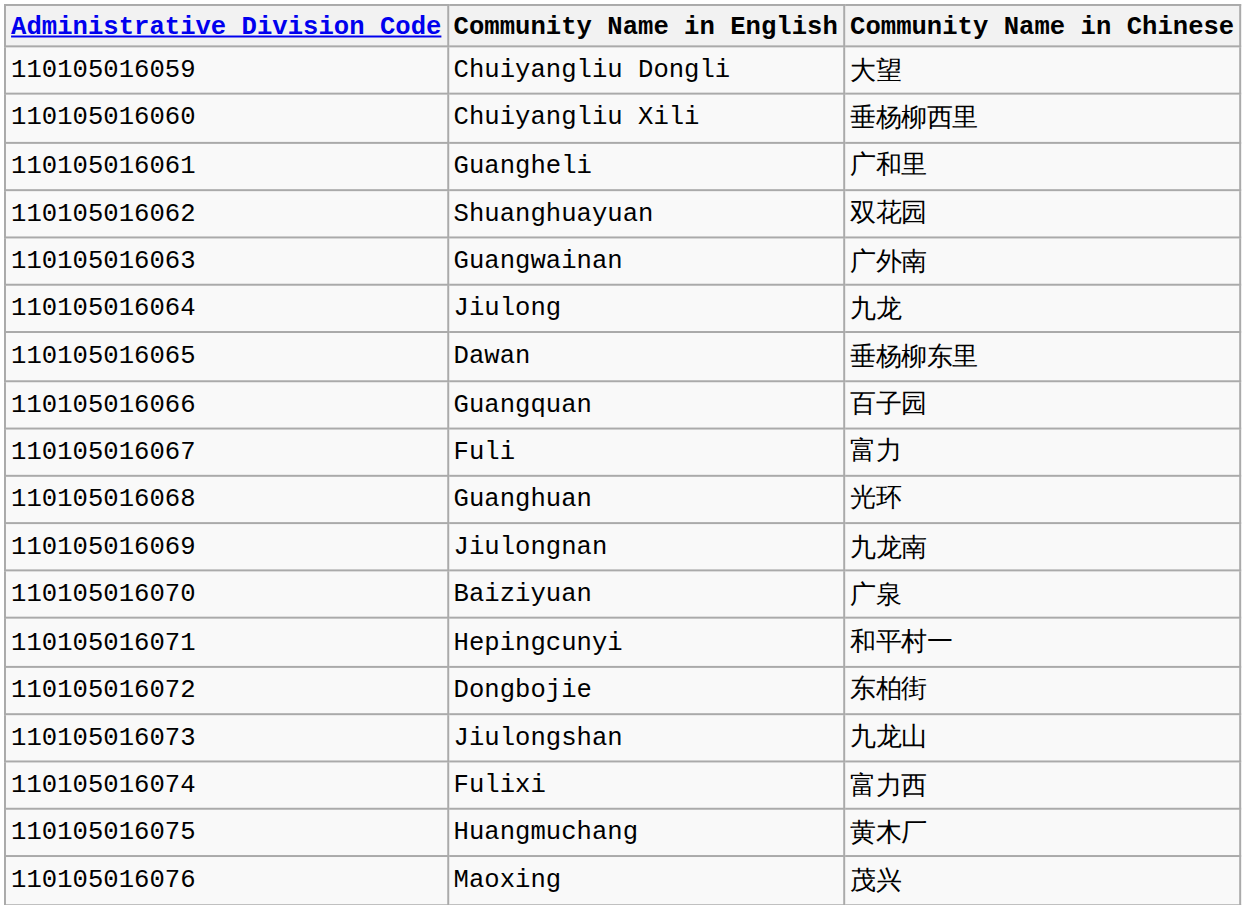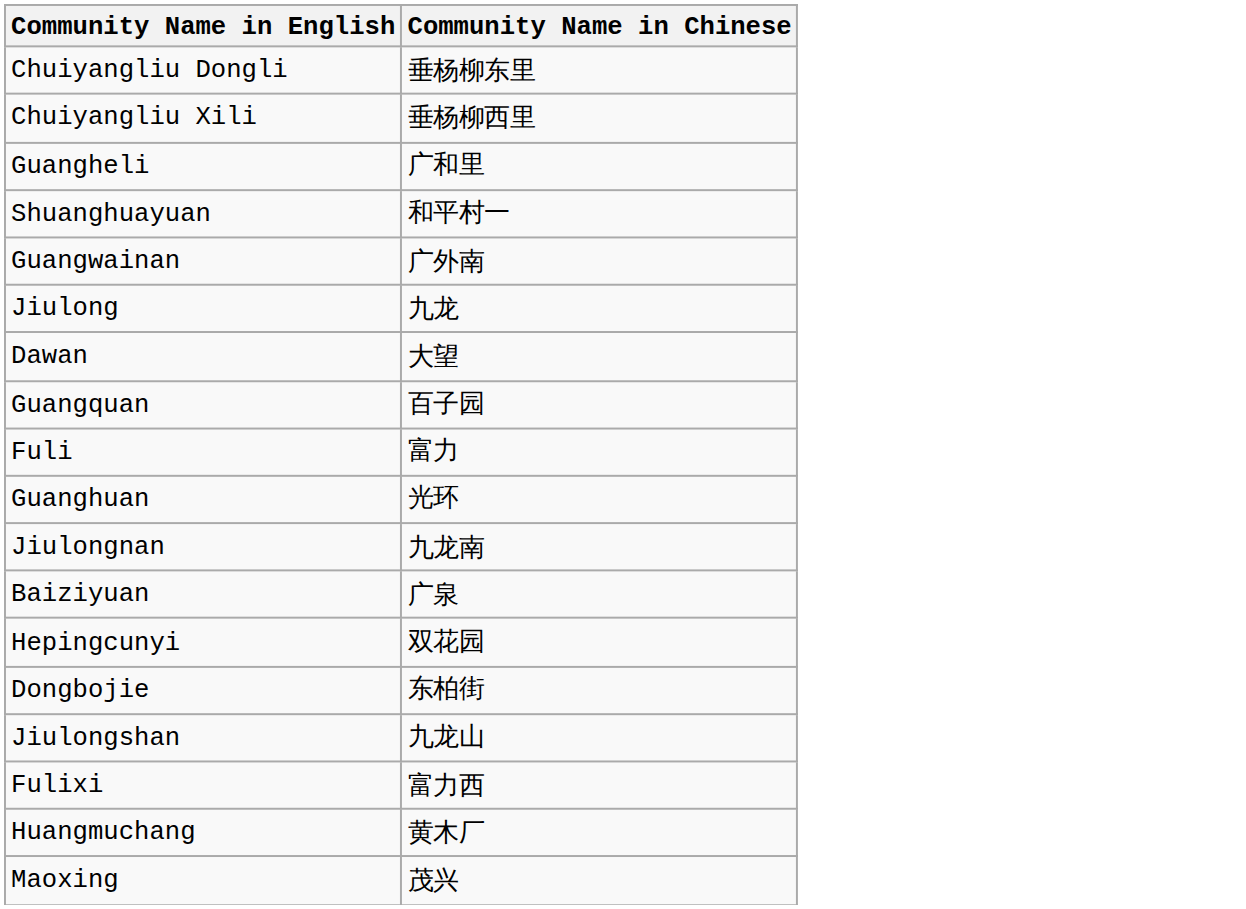- column: (226, 26)
(876, 72) 大望 -> (472, 72) 垂杨柳东里
(888, 214) 双花园 -> (459, 214) 和平村一
(914, 357) 垂杨柳东里 -> (433, 357) 大望
(901, 643) 和平村一 -> (446, 643) 双花园
